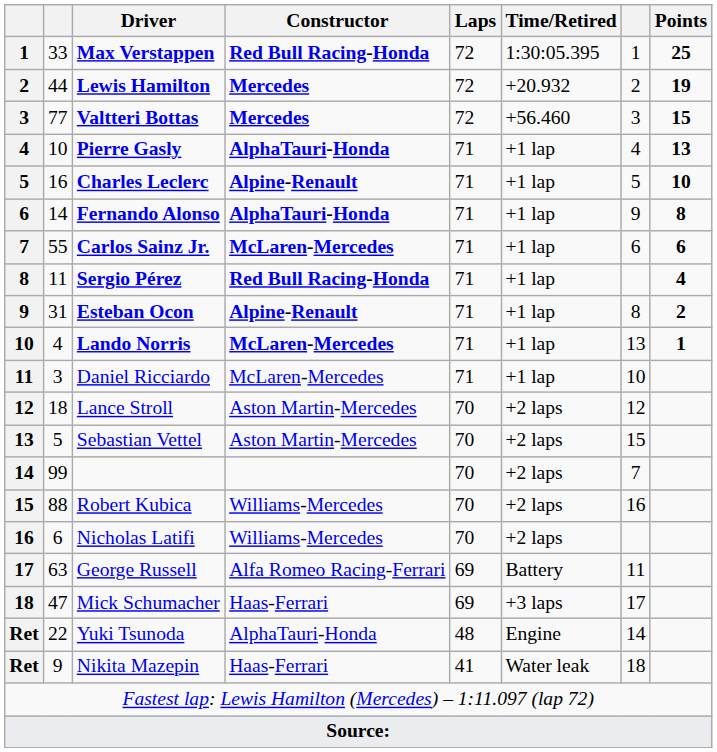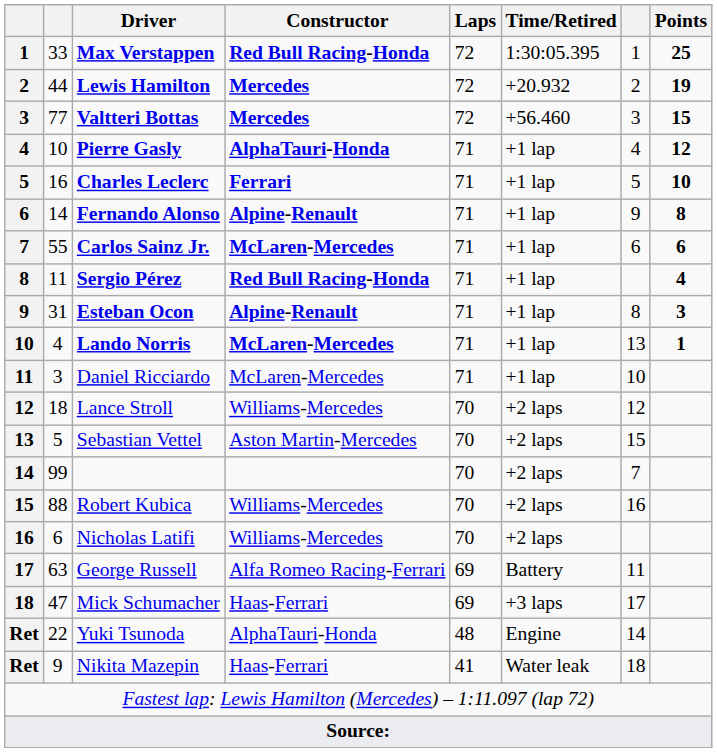(681, 149) 13 -> (681, 149) 12
(293, 181) Alpine-Renault -> (260, 181) Ferrari
(309, 214) AlphaTauri-Honda -> (293, 214) Alpine-Renault
(681, 311) 2 -> (681, 311) 3
(323, 407) Aston Martin-Mercedes -> (306, 407) Williams-Mercedes
